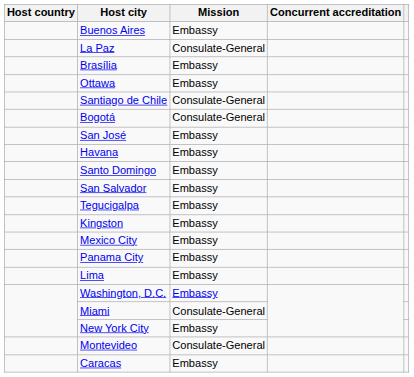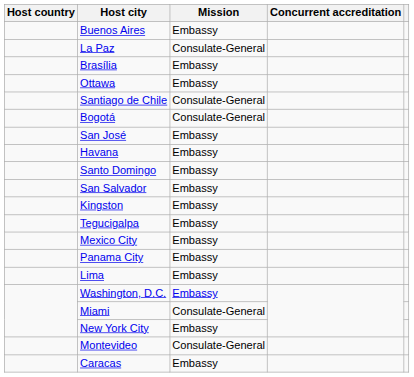rows swapped: (110, 205) <-> (102, 223)
